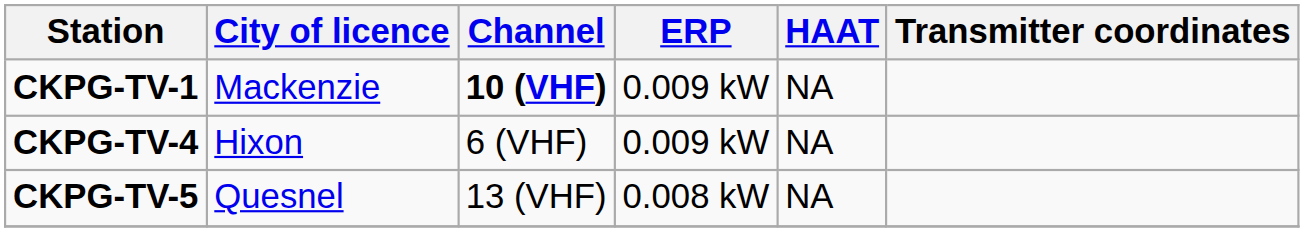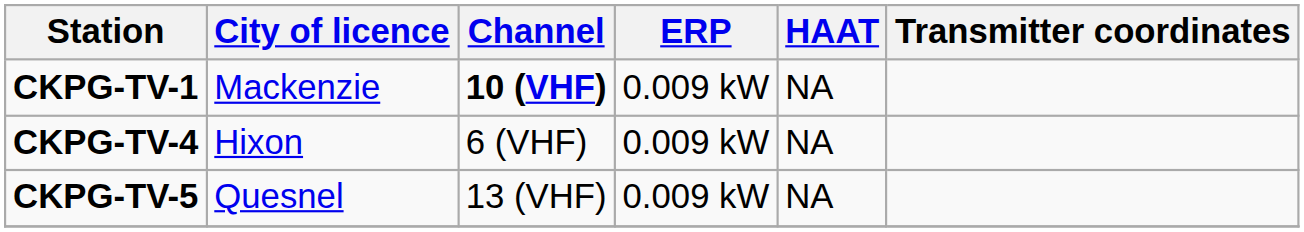(696, 197) 0.008 kW -> (696, 197) 0.009 kW
